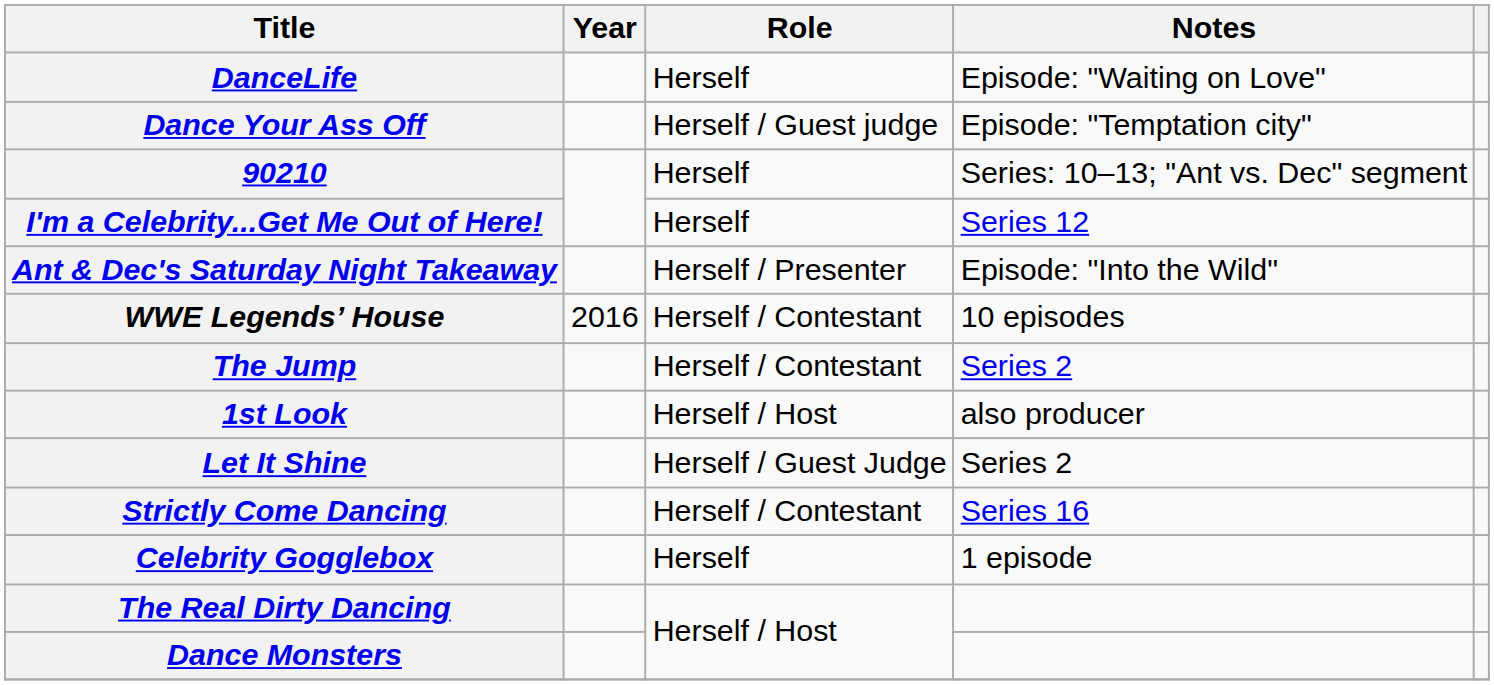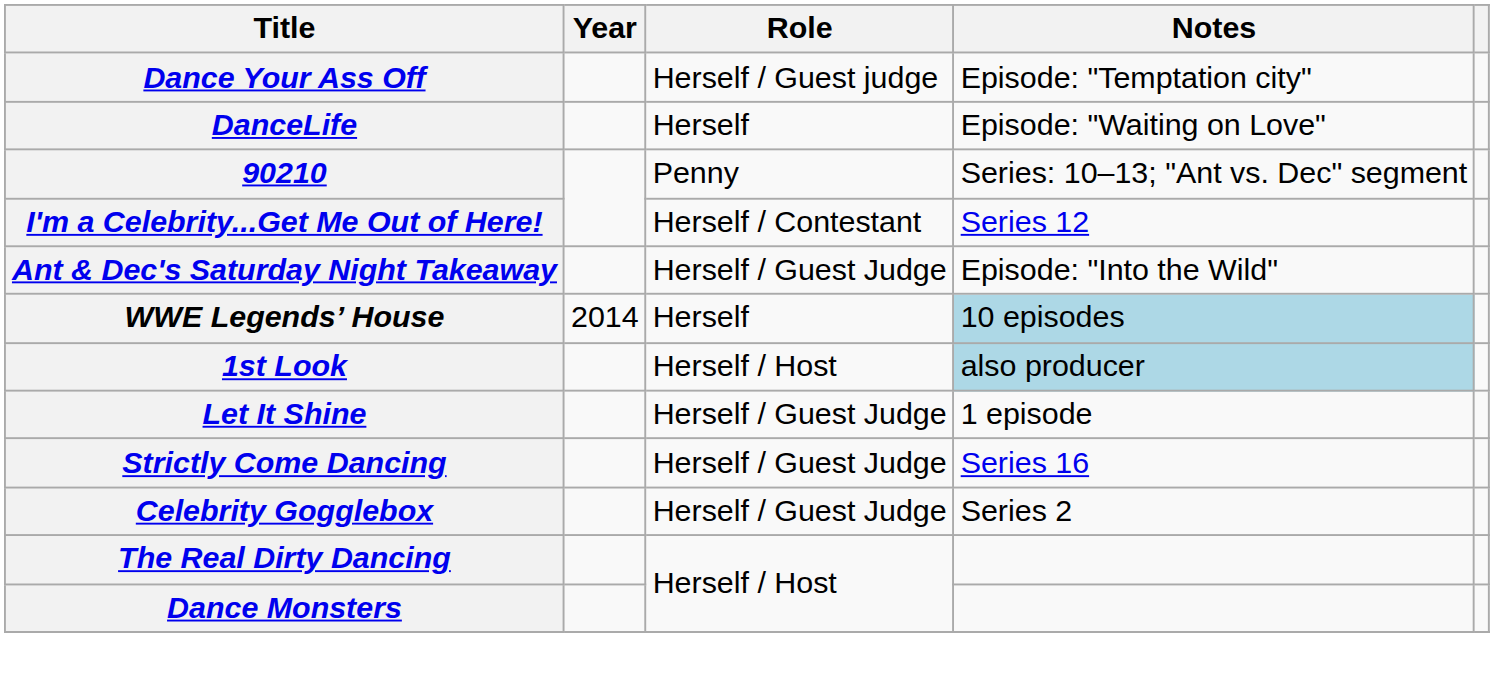rows swapped: (284, 76) <-> (284, 125)
(701, 173) Herself -> (696, 173) Penny
(701, 221) Herself -> (787, 221) Herself / Contestant
(779, 269) Herself / Presenter -> (800, 269) Herself / Guest Judge
(605, 317) 2016 -> (605, 317) 2014
(787, 317) Herself / Contestant -> (701, 317) Herself
(1043, 317) no background -> (1043, 317) lightblue background
- row: (284, 366)
(1053, 414) no background -> (1053, 366) lightblue background
(1016, 462) Series 2 -> (1027, 414) 1 episode
(787, 510) Herself / Contestant -> (800, 462) Herself / Guest Judge
(701, 558) Herself -> (800, 510) Herself / Guest Judge
(1027, 558) 1 episode -> (1016, 510) Series 2
